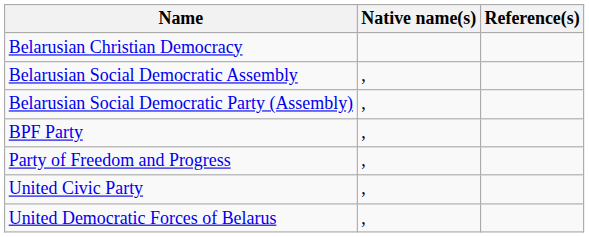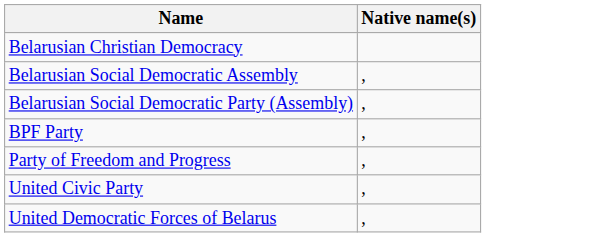- column: (532, 18)
